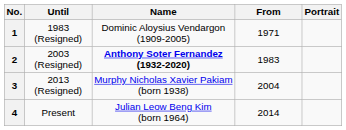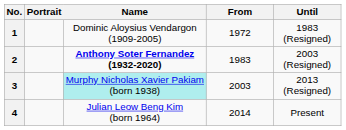columns swapped: (322, 12) <-> (58, 12)
(268, 33) 1971 -> (240, 33) 1972
(163, 86) no background -> (135, 86) paleturquoise background
(268, 86) 2004 -> (240, 86) 2003
